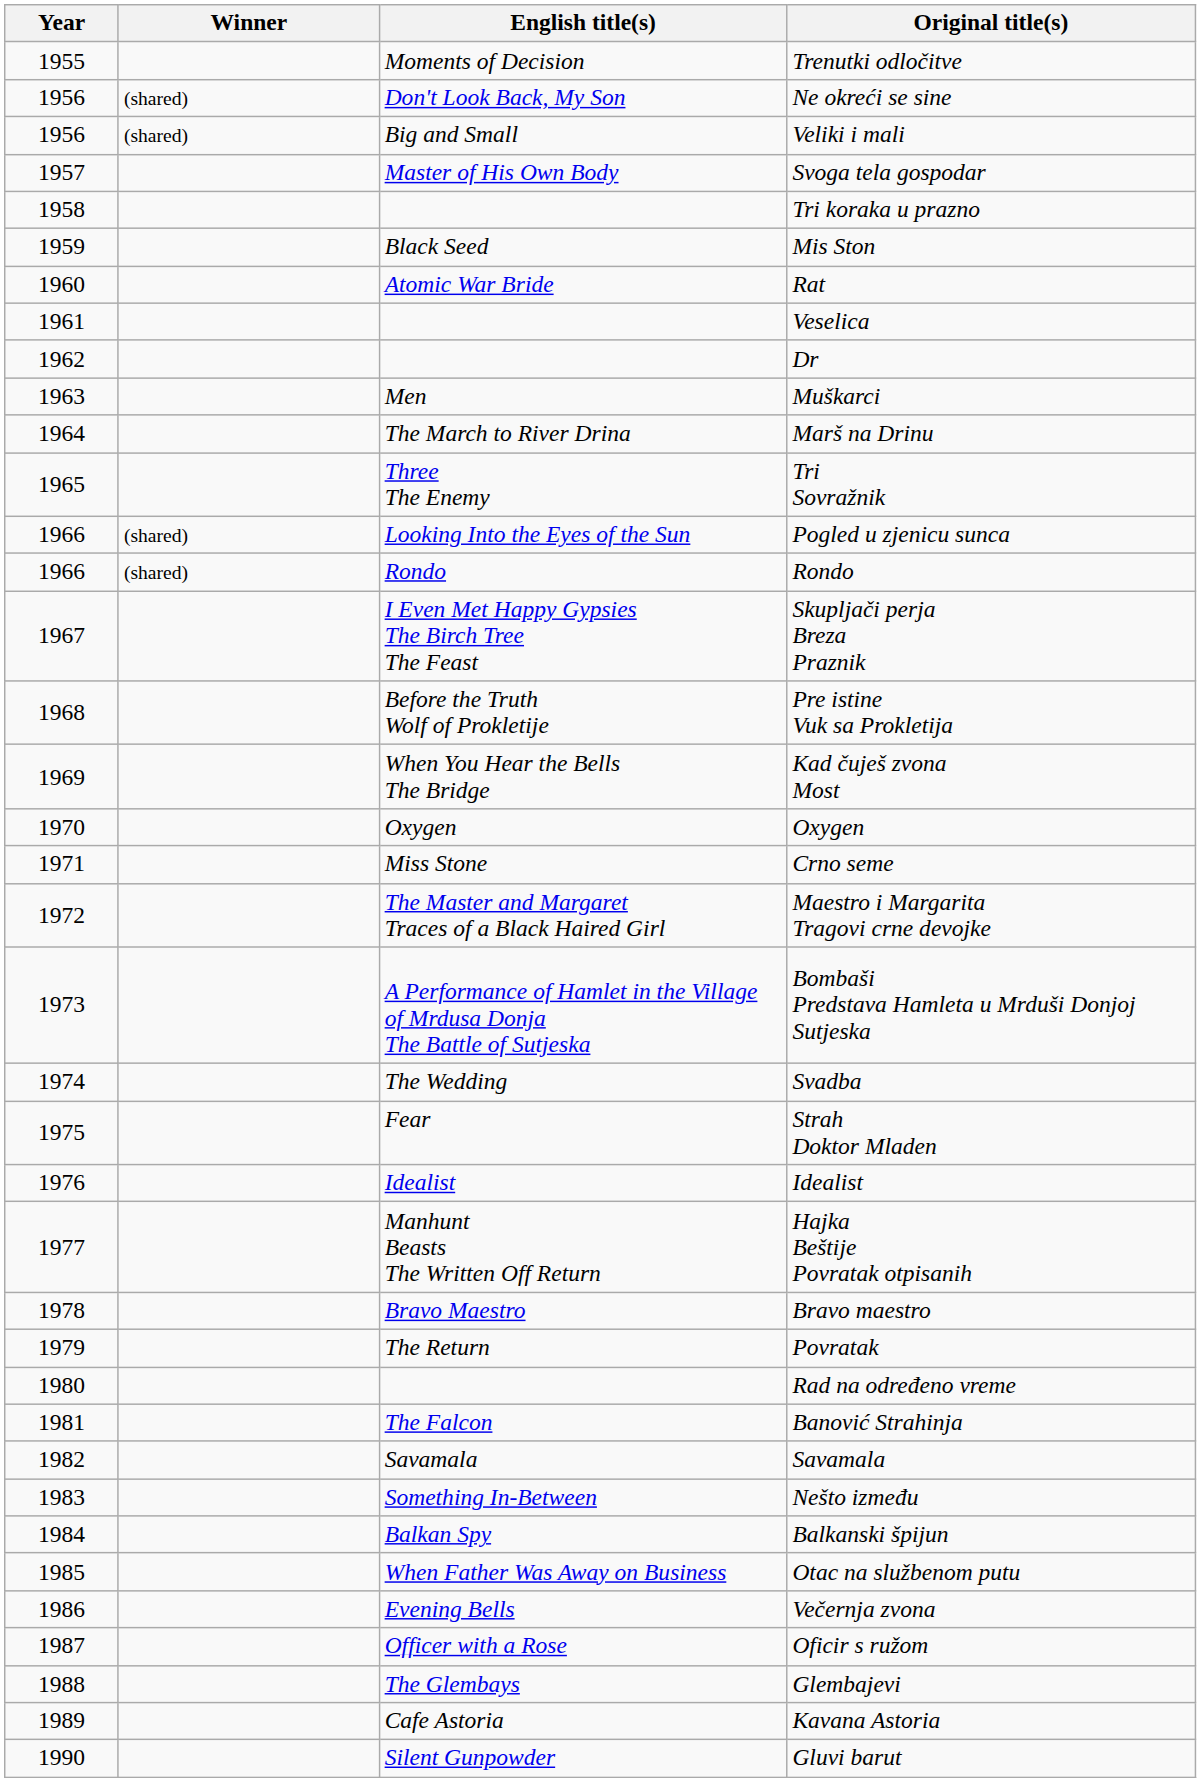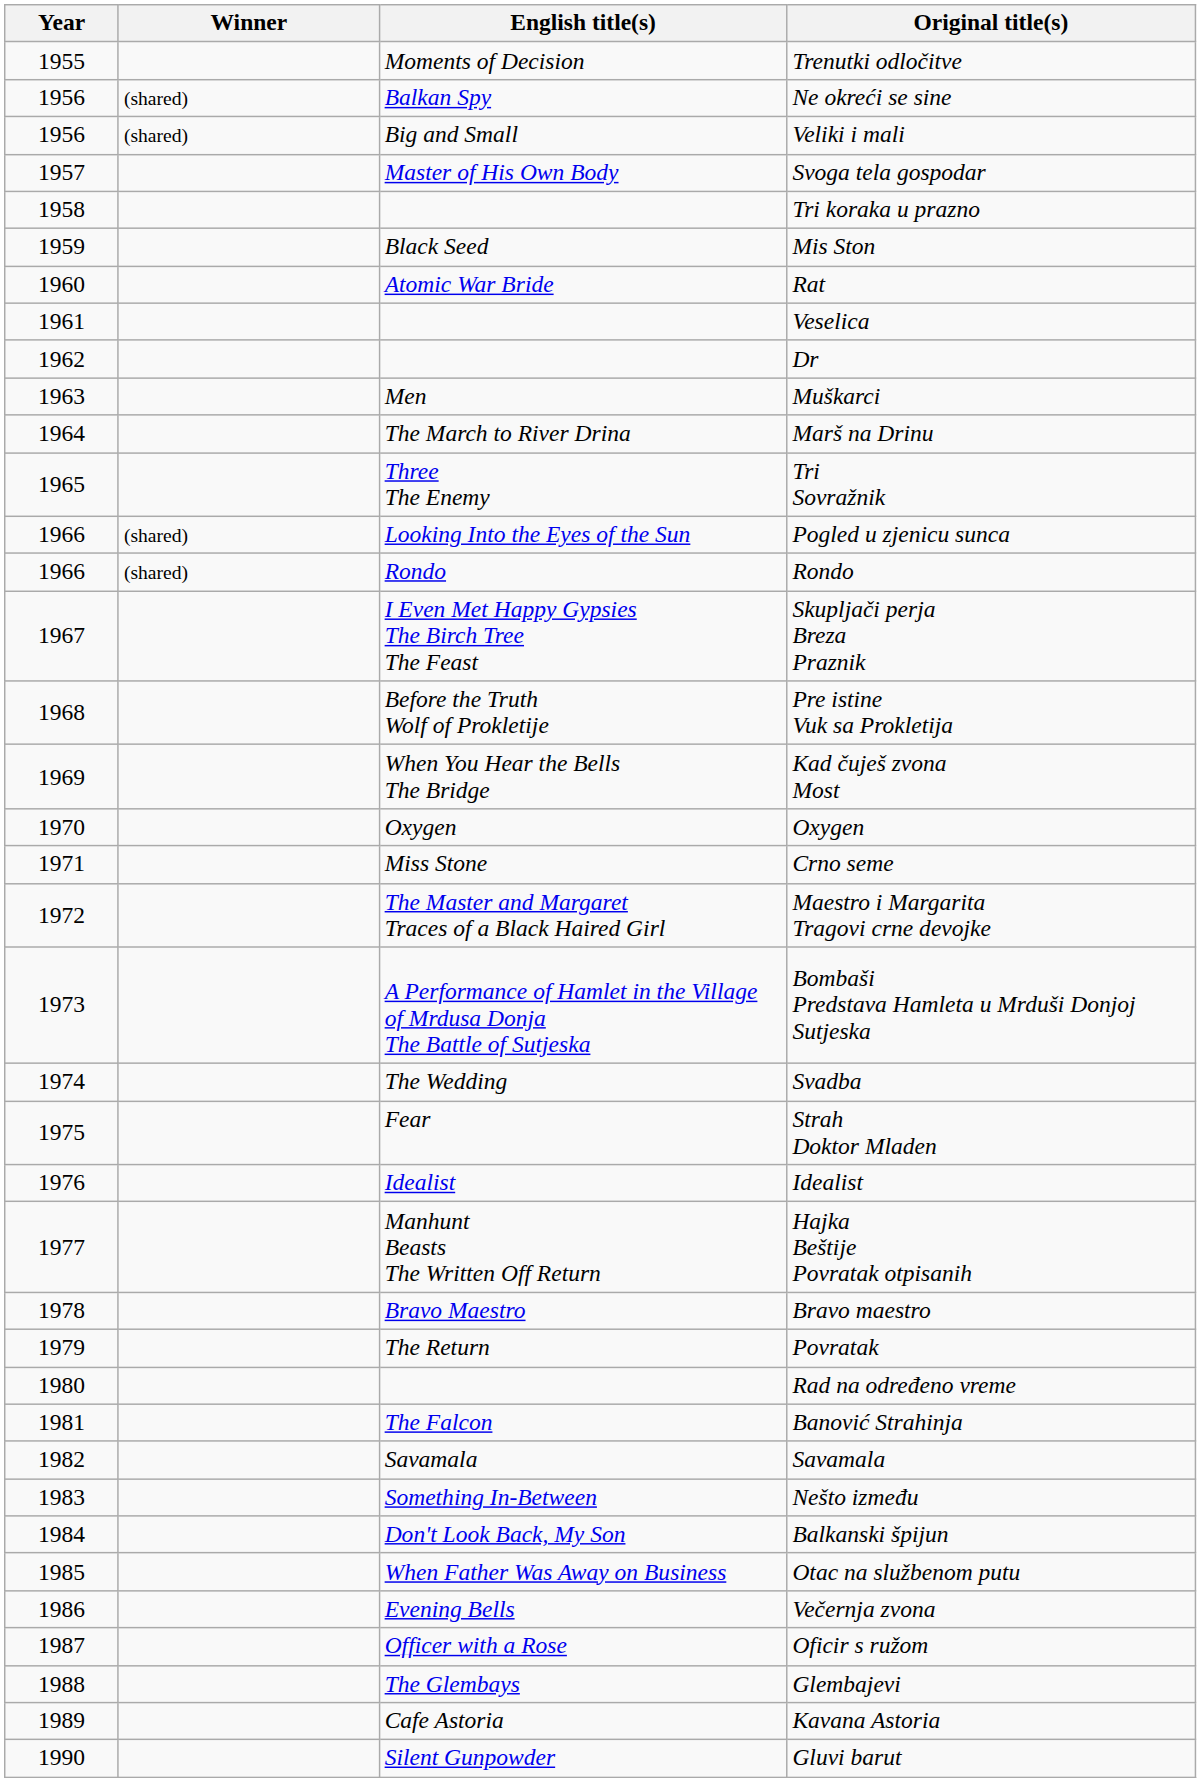(505, 97) Don't Look Back, My Son -> (438, 97) Balkan Spy
(438, 1534) Balkan Spy -> (505, 1534) Don't Look Back, My Son
